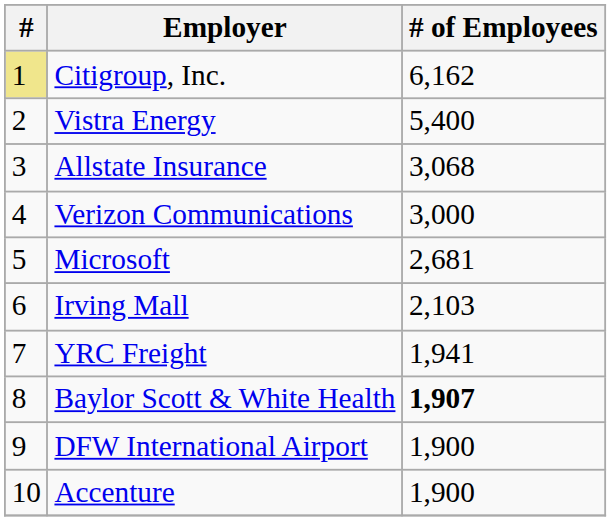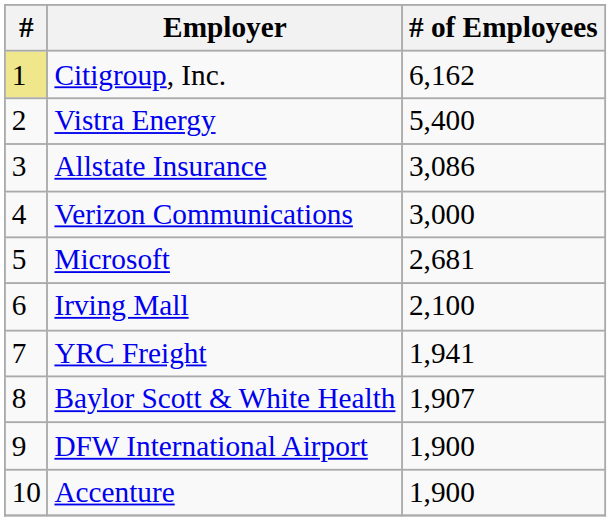(442, 167) 3,068 -> (442, 167) 3,086
(442, 306) 2,103 -> (442, 306) 2,100
(442, 399) bold -> (442, 399) normal
